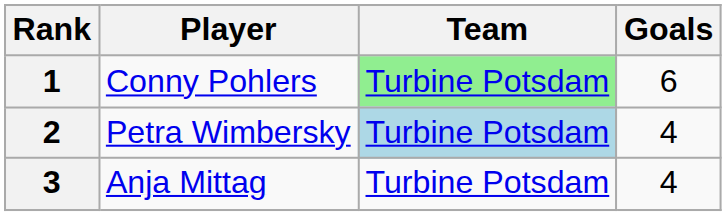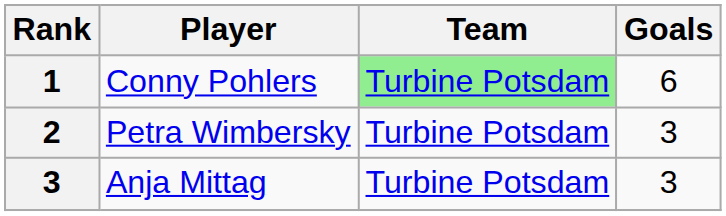(487, 132) lightblue background -> (487, 132) no background
(669, 132) 4 -> (669, 132) 3
(669, 183) 4 -> (669, 183) 3
